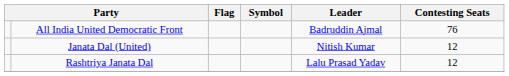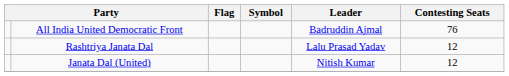rows swapped: (109, 46) <-> (109, 63)
